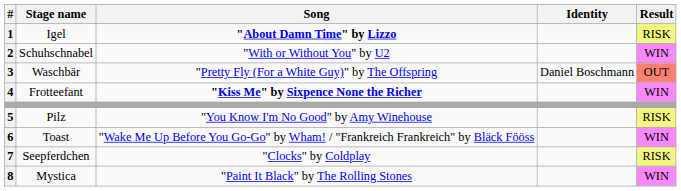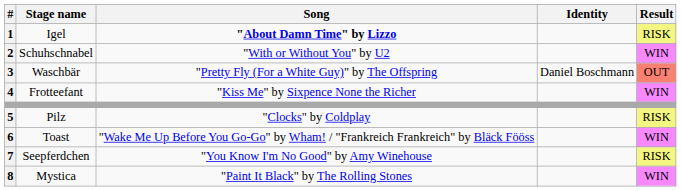(316, 92) bold -> (316, 92) normal
(316, 117) "You Know I'm No Good" by Amy Winehouse -> (316, 117) "Clocks" by Coldplay
(316, 156) "Clocks" by Coldplay -> (316, 156) "You Know I'm No Good" by Amy Winehouse
